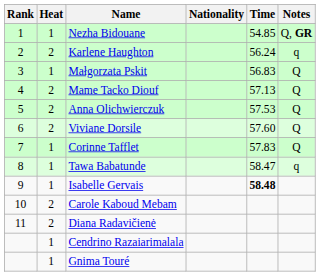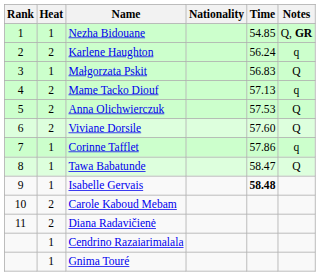(296, 90) Q -> (296, 90) q
(262, 147) 57.83 -> (262, 147) 57.86
(296, 147) Q -> (296, 147) q
(296, 166) q -> (296, 166) Q
